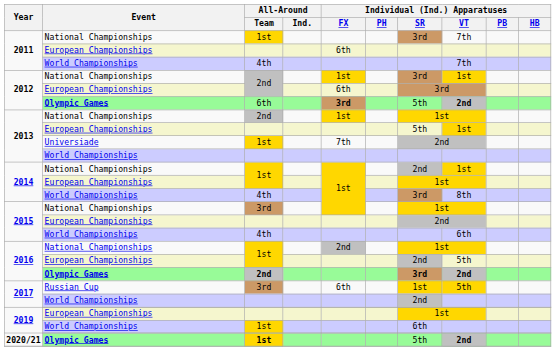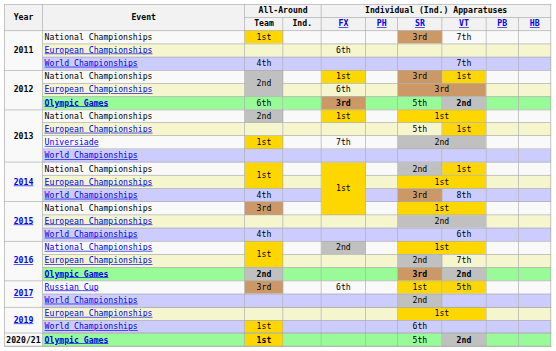(464, 261) 5th -> (464, 261) 7th
